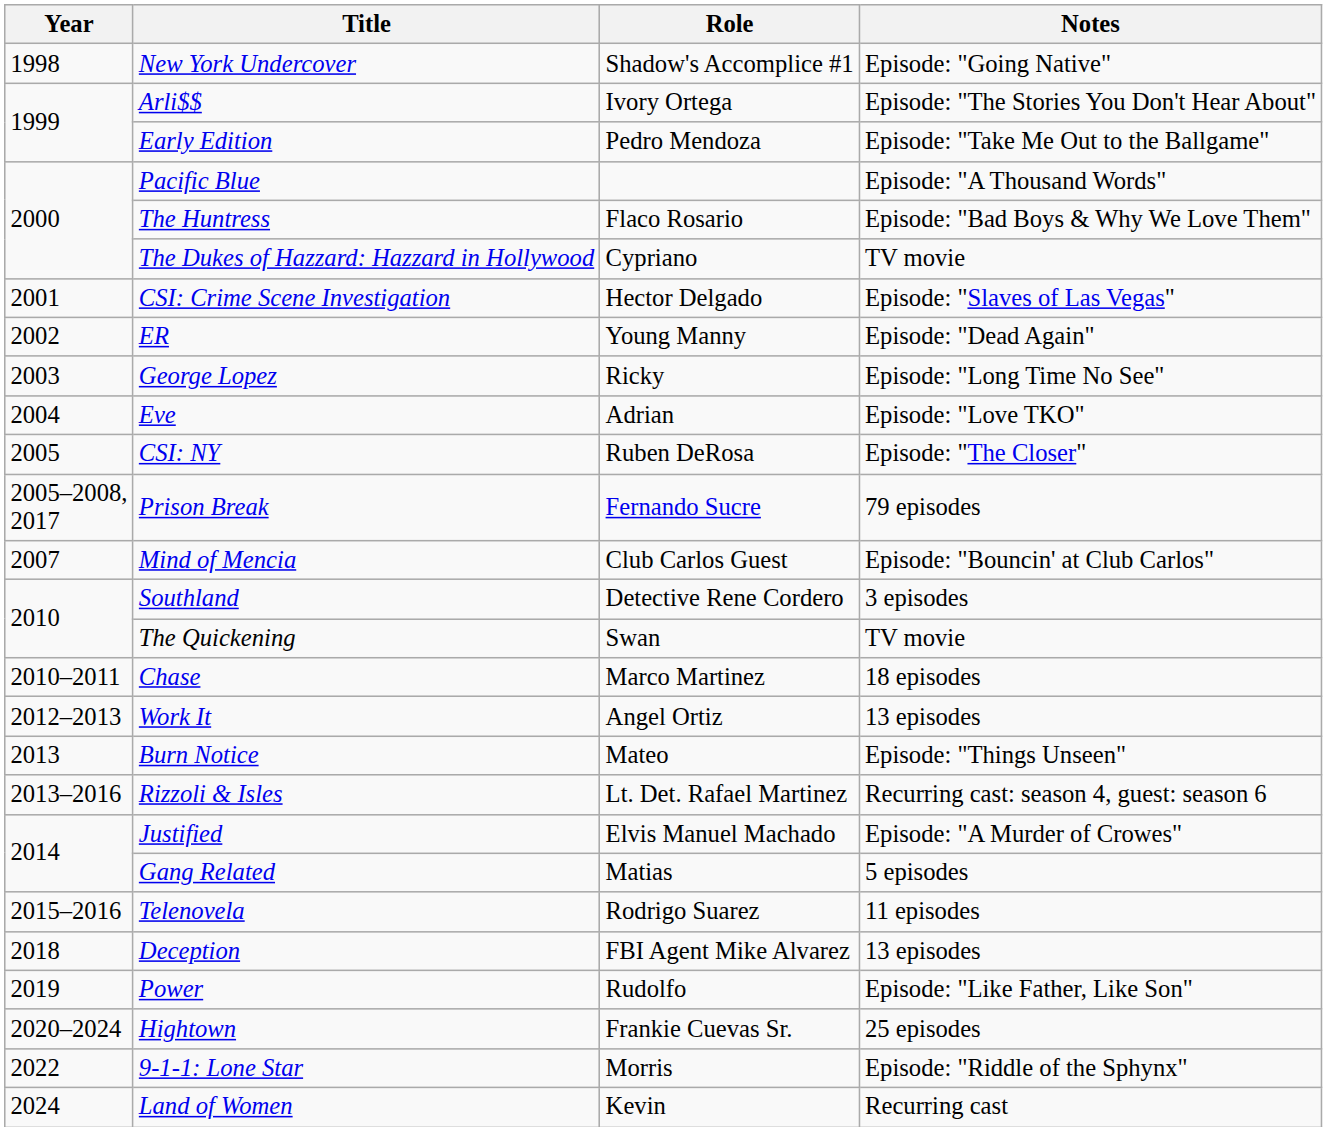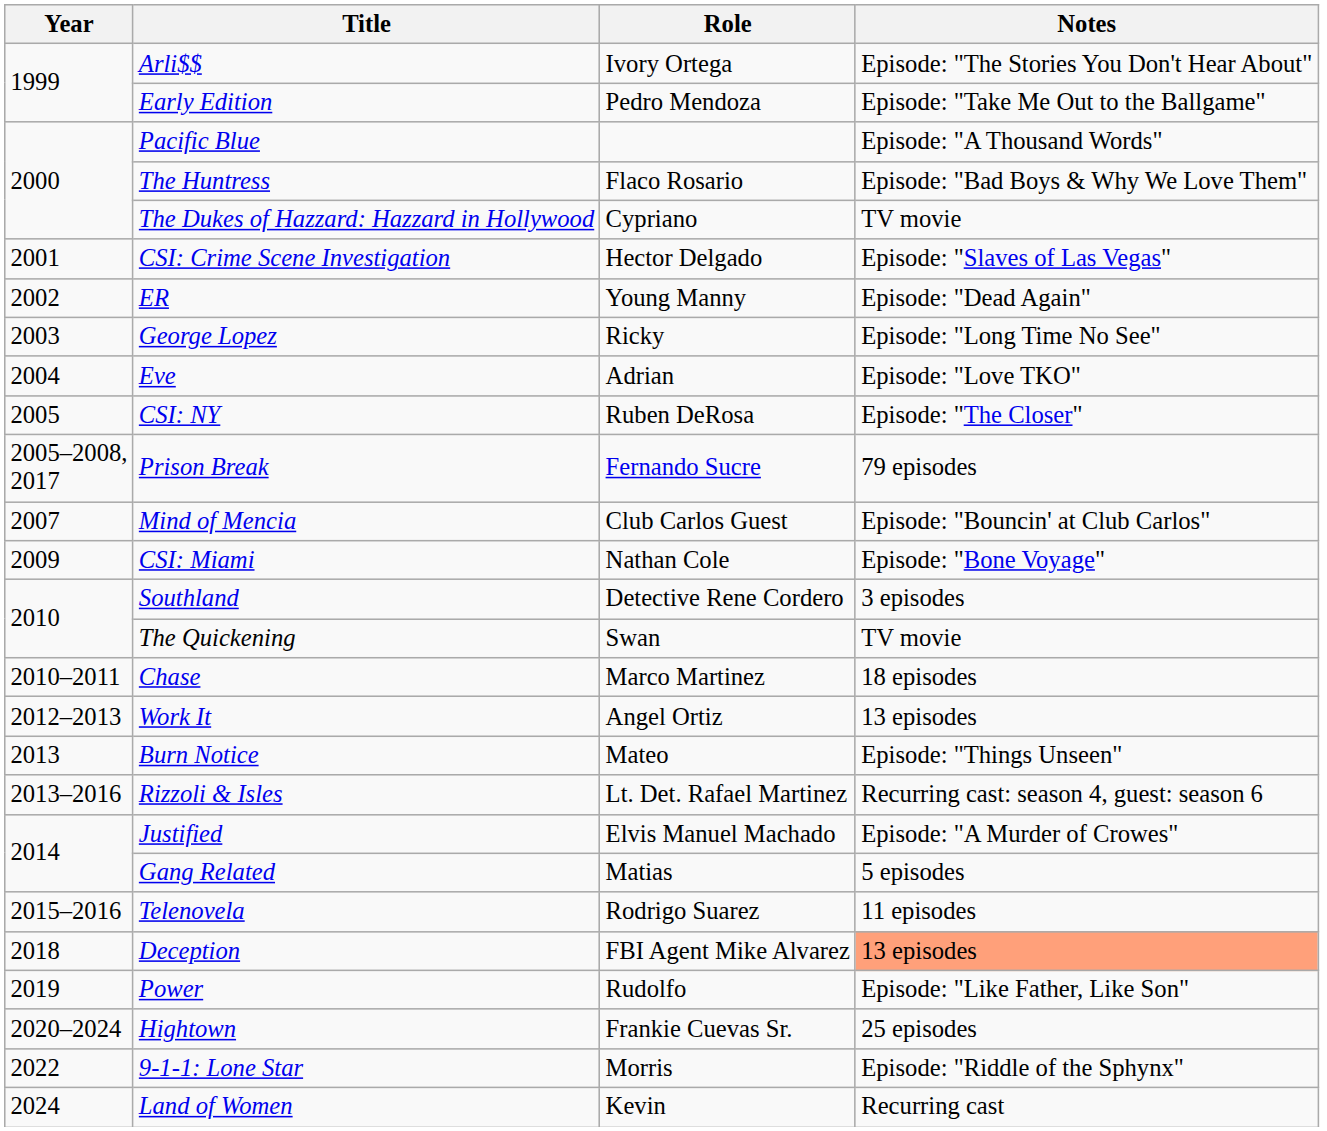- row: (247, 63)
+ row: (197, 559)
(923, 950) no background -> (919, 950) lightsalmon background
